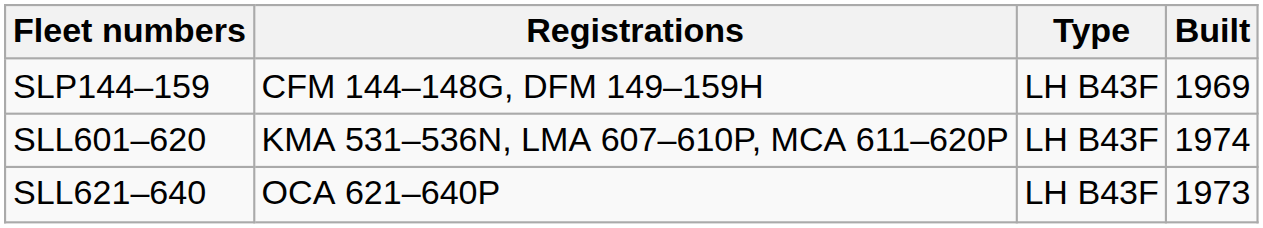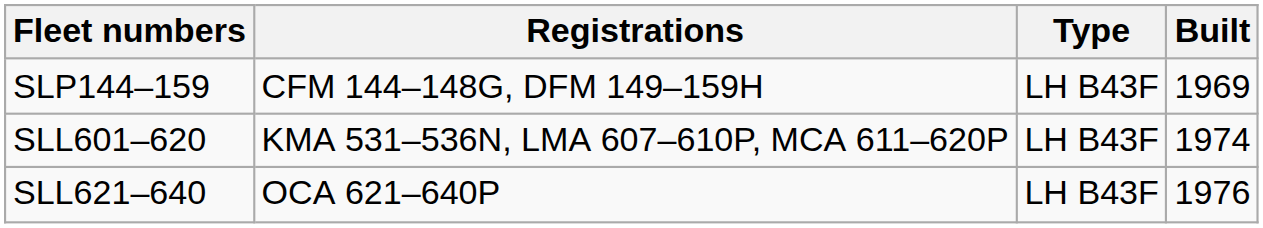(1213, 193) 1973 -> (1213, 193) 1976
